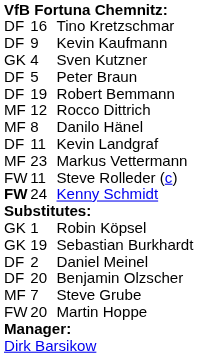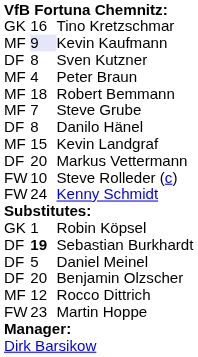(14, 26) DF -> (15, 26) GK
(14, 43) DF -> (15, 43) MF
(34, 43) no background -> (34, 43) lavender background
(15, 60) GK -> (14, 60) DF
(34, 60) 4 -> (34, 60) 8
(14, 77) DF -> (15, 77) MF
(34, 77) 5 -> (34, 77) 4
(14, 93) DF -> (15, 93) MF
(39, 93) 19 -> (39, 93) 18
rows swapped: (99, 295) <-> (104, 110)
(15, 127) MF -> (14, 127) DF
(14, 144) DF -> (15, 144) MF
(38, 144) 11 -> (39, 144) 15
(15, 161) MF -> (14, 161) DF
(39, 161) 23 -> (39, 161) 20
(38, 177) 11 -> (39, 177) 10
(16, 194) bold -> (16, 194) normal
(15, 245) GK -> (14, 245) DF
(39, 245) normal -> (39, 245) bold
(34, 261) 2 -> (34, 261) 5
(39, 312) 20 -> (39, 312) 23
